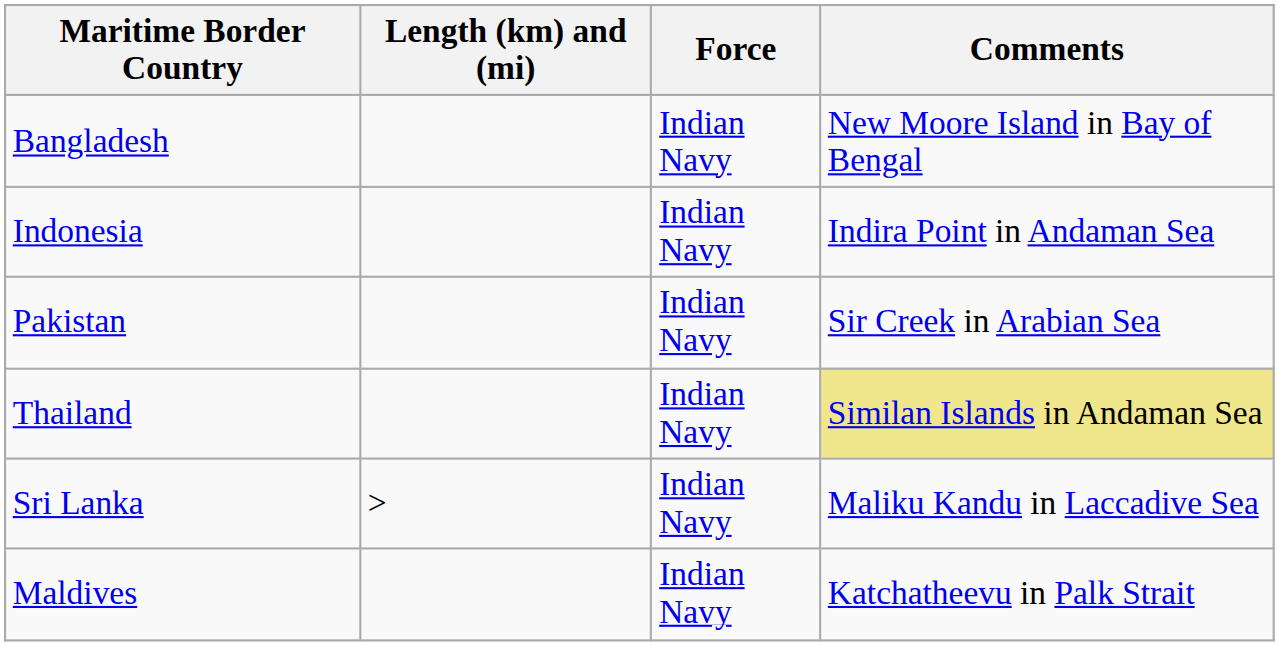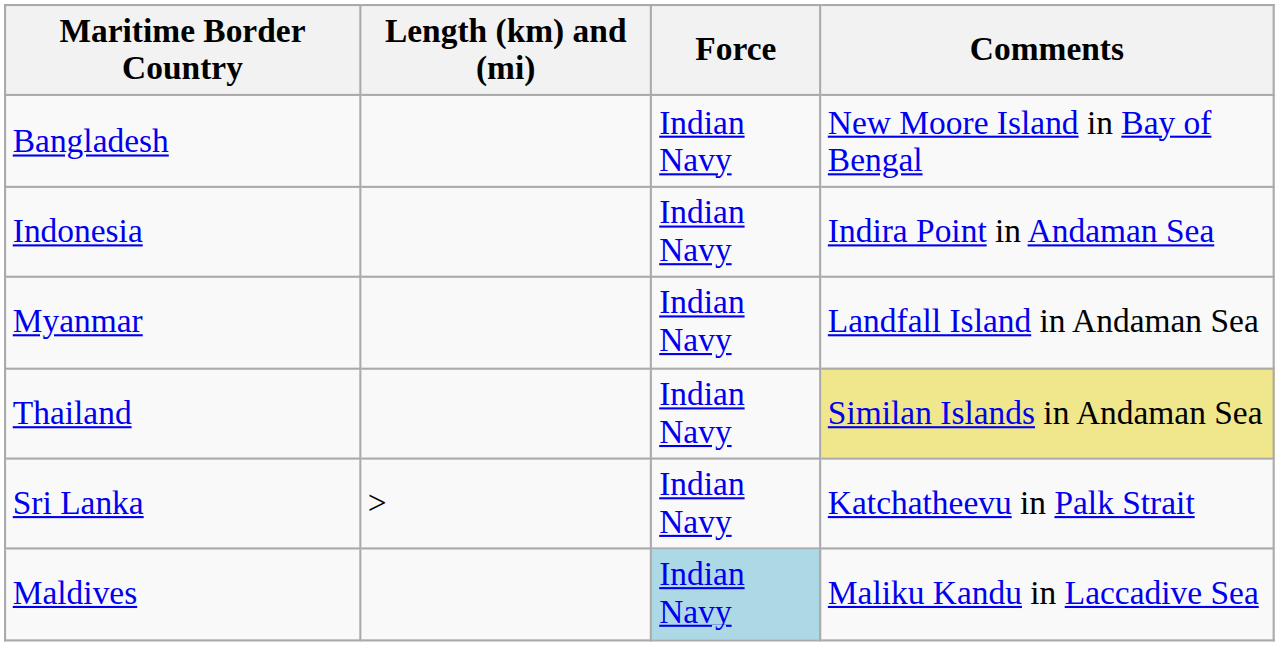+ row: (78, 321)
- row: (69, 321)
(1043, 503) Maliku Kandu in Laccadive Sea -> (1011, 503) Katchatheevu in Palk Strait
(702, 593) no background -> (702, 593) lightblue background
(1011, 593) Katchatheevu in Palk Strait -> (1043, 593) Maliku Kandu in Laccadive Sea
